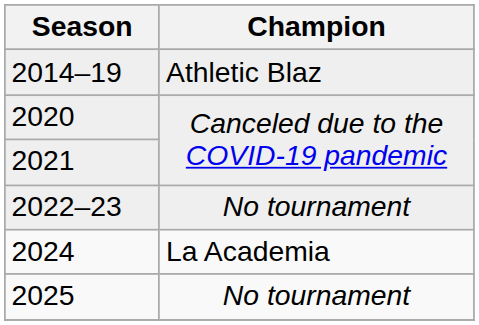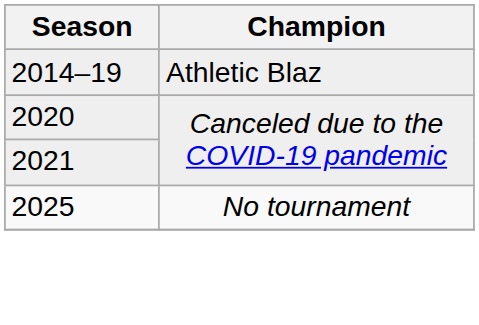- row: (67, 206)
- row: (43, 251)
